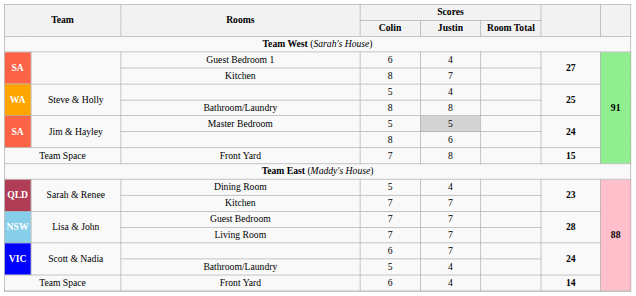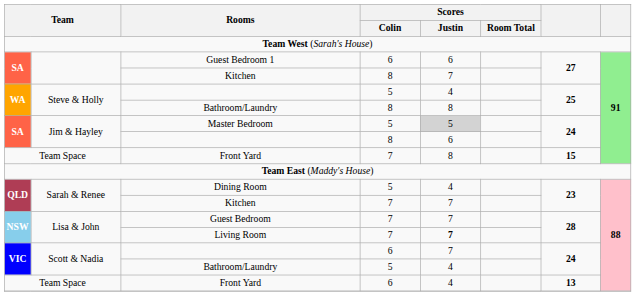(450, 60) 4 -> (450, 60) 6
(450, 235) normal -> (450, 235) bold
(571, 283) 14 -> (571, 283) 13
